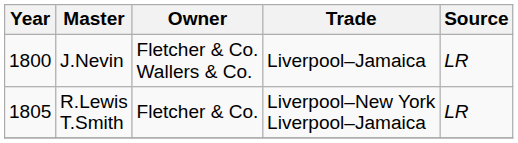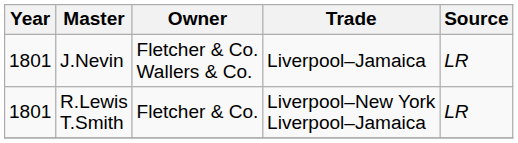(30, 60) 1800 -> (30, 60) 1801
(30, 112) 1805 -> (30, 112) 1801
